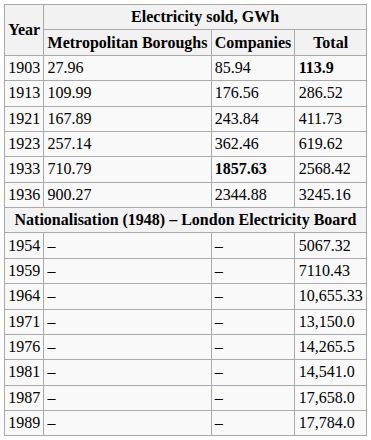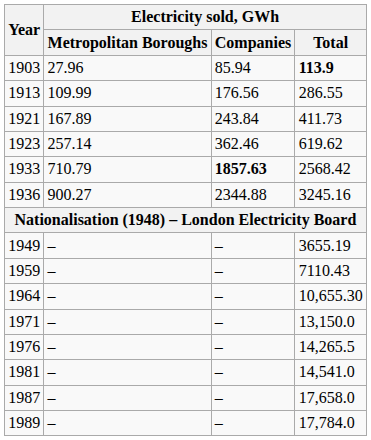(321, 93) 286.52 -> (321, 93) 286.55
+ row: (24, 245)
- row: (24, 245)
(331, 296) 10,655.33 -> (331, 296) 10,655.30
